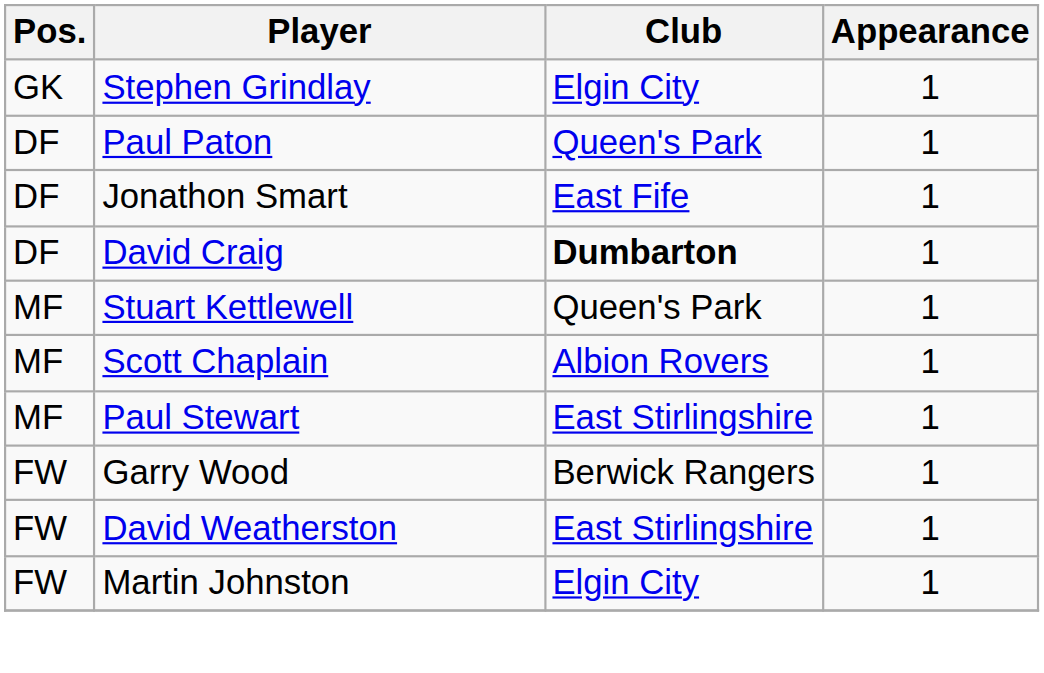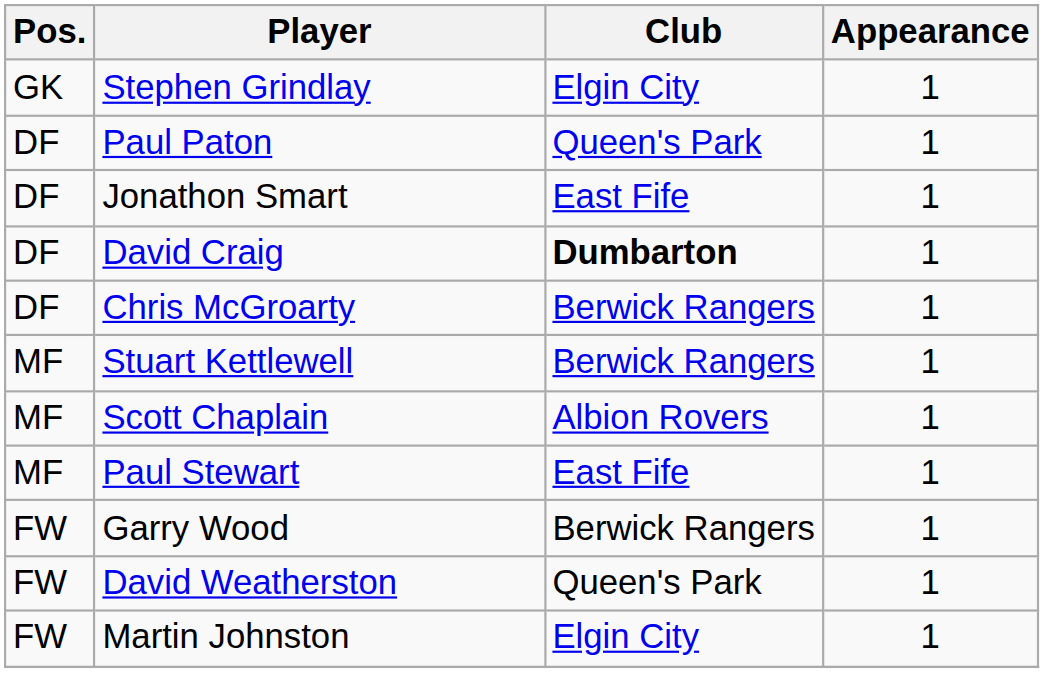+ row: (229, 307)
(657, 307) Queen's Park -> (684, 362) Berwick Rangers
(683, 417) East Stirlingshire -> (621, 472) East Fife
(683, 527) East Stirlingshire -> (657, 582) Queen's Park
